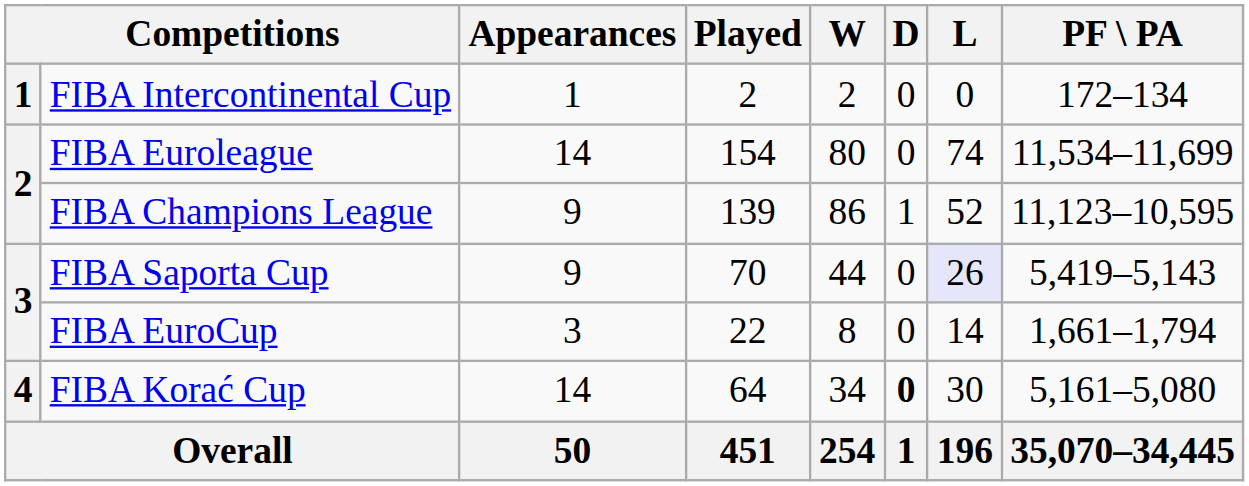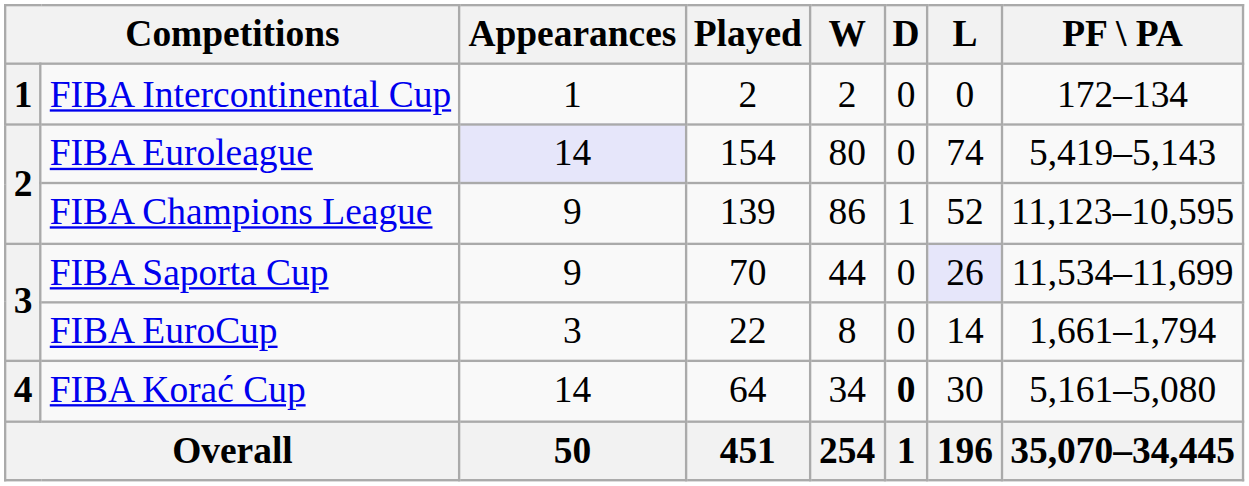(572, 152) no background -> (572, 152) lavender background
(1123, 152) 11,534–11,699 -> (1123, 152) 5,419–5,143
(1123, 271) 5,419–5,143 -> (1123, 271) 11,534–11,699
